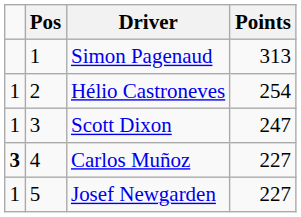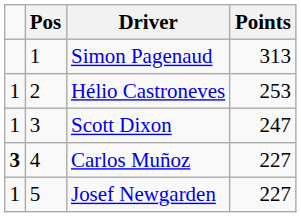(275, 91) 254 -> (275, 91) 253
